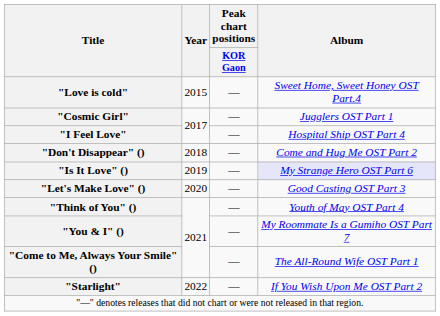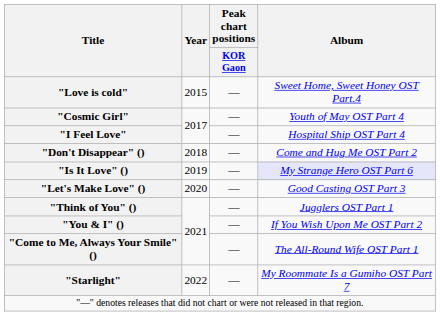(347, 116) Jugglers OST Part 1 -> (347, 116) Youth of May OST Part 4
(347, 206) Youth of May OST Part 4 -> (347, 206) Jugglers OST Part 1
(347, 231) My Roommate Is a Gumiho OST Part 7 -> (347, 224) If You Wish Upon Me OST Part 2
(347, 286) If You Wish Upon Me OST Part 2 -> (347, 280) My Roommate Is a Gumiho OST Part 7
